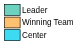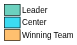rows swapped: (48, 22) <-> (34, 35)
